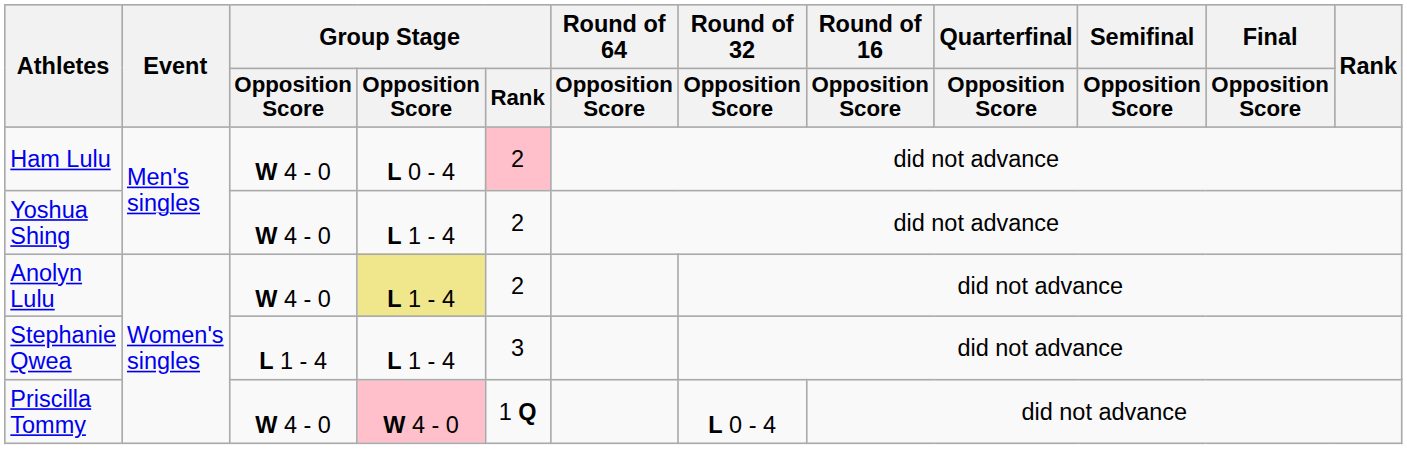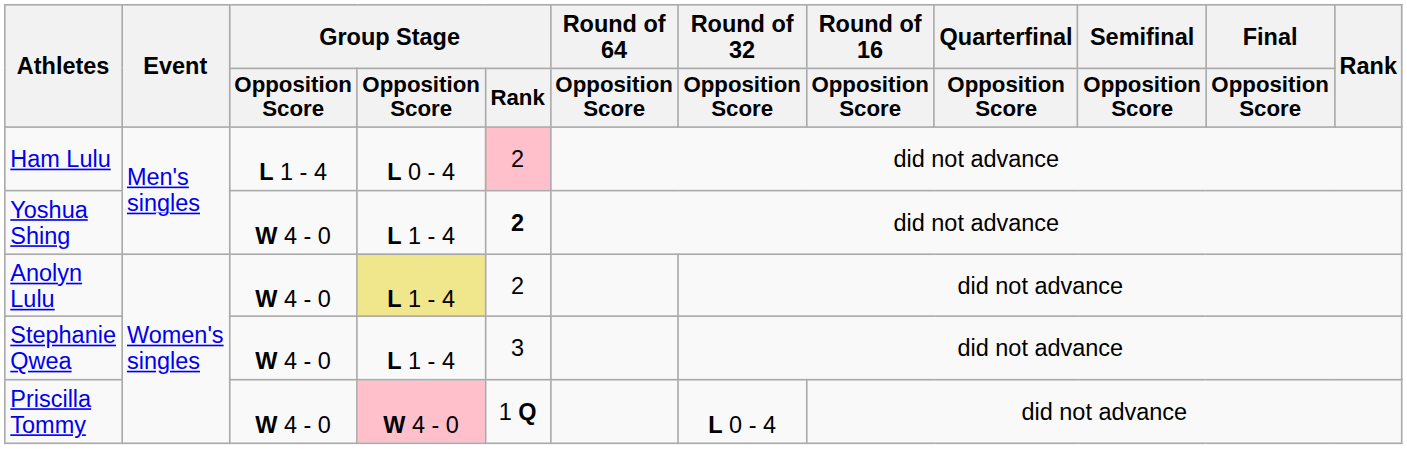(293, 172) W 4 - 0 -> (293, 172) L 1 - 4
(518, 223) normal -> (518, 223) bold
(293, 362) L 1 - 4 -> (293, 362) W 4 - 0
